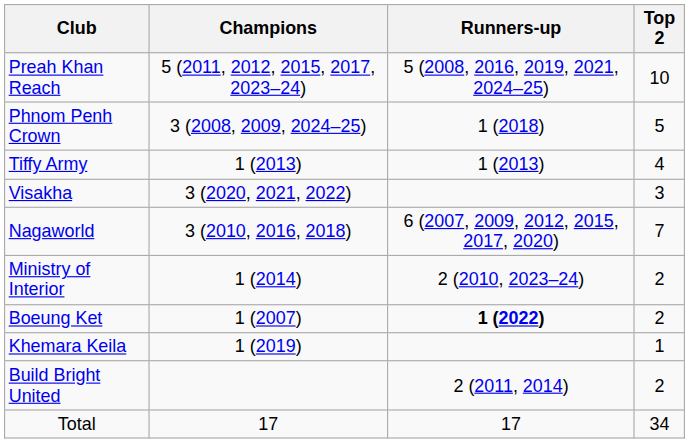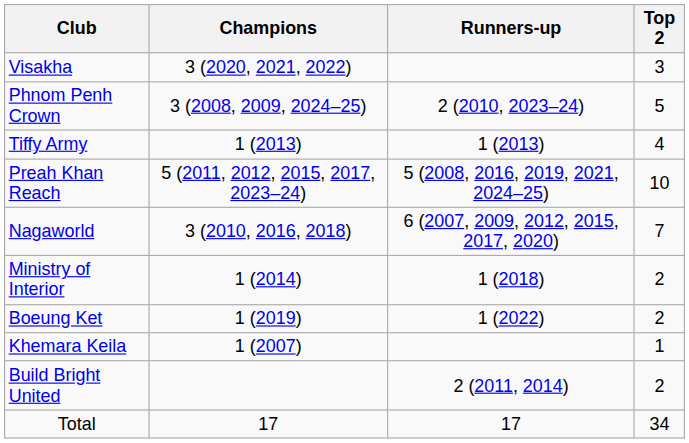rows swapped: (56, 77) <-> (40, 192)
(511, 125) 1 (2018) -> (511, 105) 2 (2010, 2023–24)
(511, 279) 2 (2010, 2023–24) -> (511, 279) 1 (2018)
(268, 318) 1 (2007) -> (268, 318) 1 (2019)
(511, 318) bold -> (511, 318) normal
(268, 346) 1 (2019) -> (268, 346) 1 (2007)
